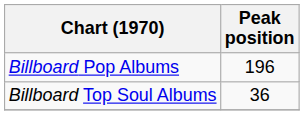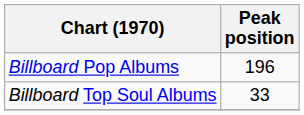(260, 95) 36 -> (260, 95) 33
